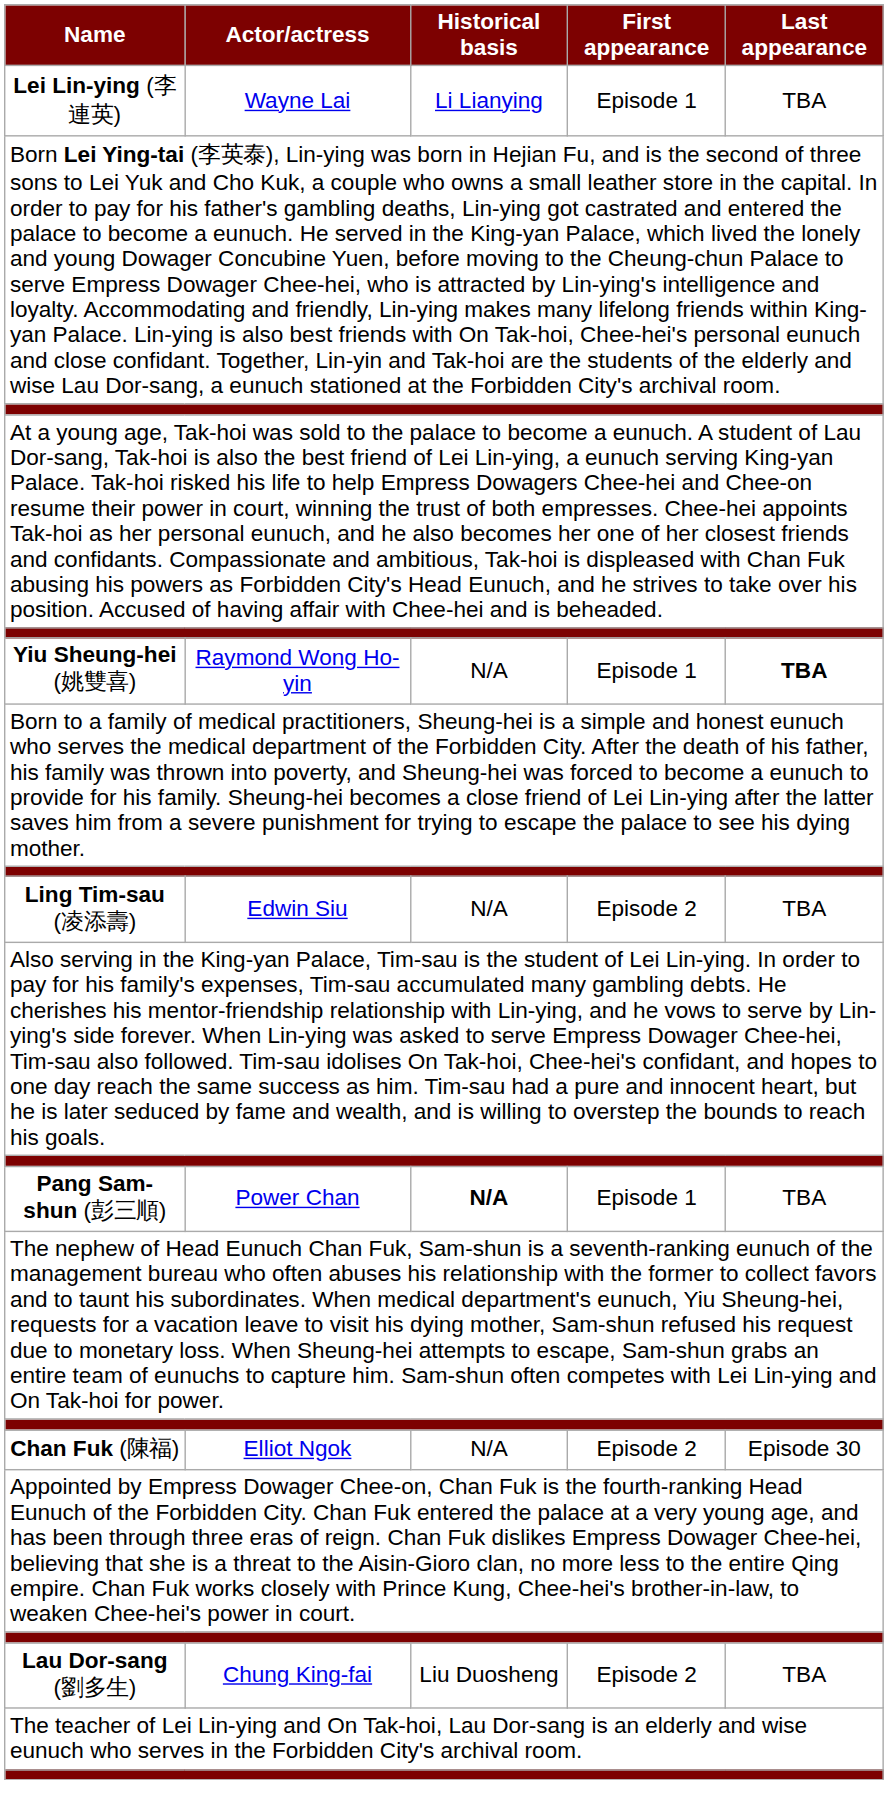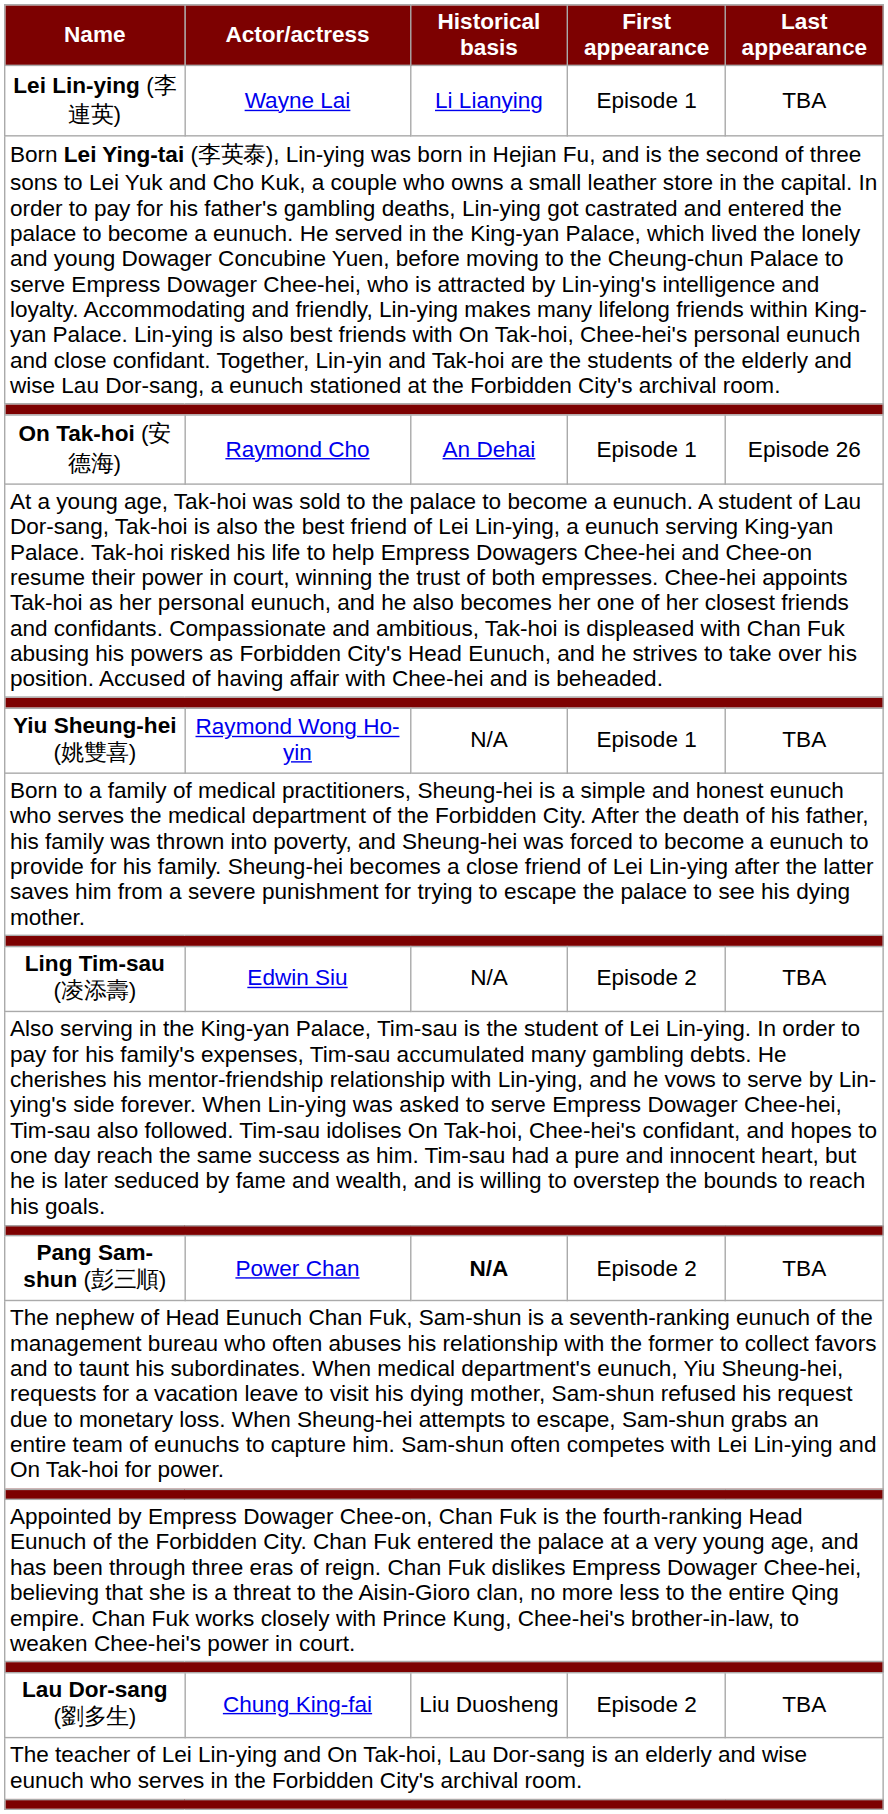+ row: (95, 448)
(804, 670) bold -> (804, 740) normal
(647, 1198) Episode 1 -> (647, 1267) Episode 2
- row: (95, 1448)
